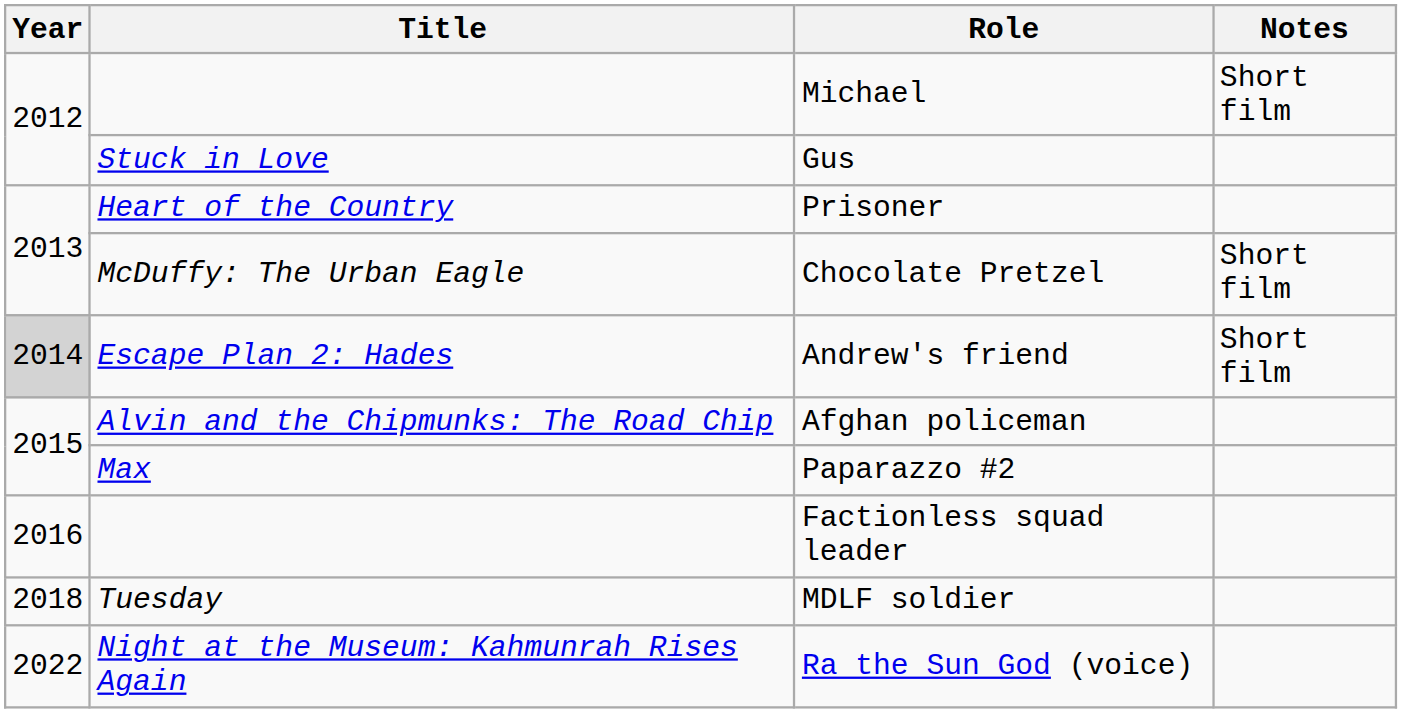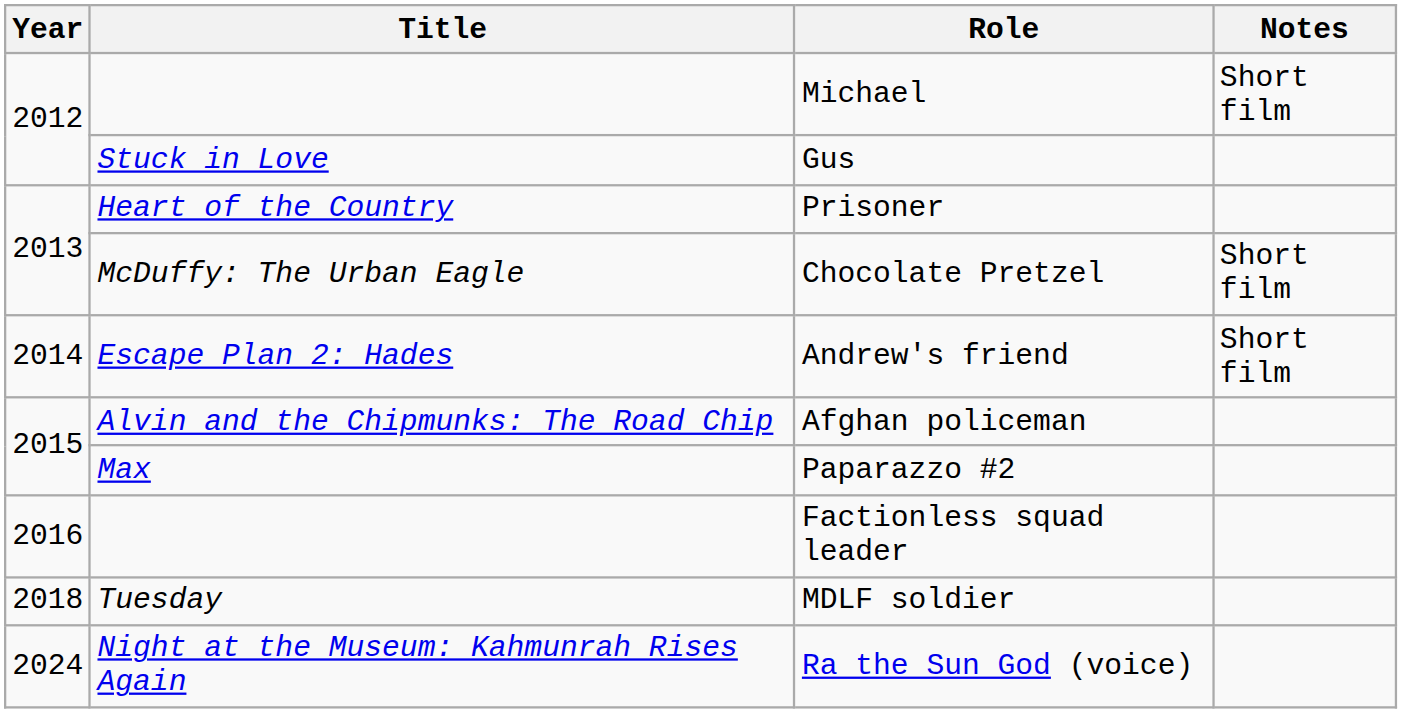(48, 356) lightgrey background -> (48, 356) no background
(48, 666) 2022 -> (48, 666) 2024
